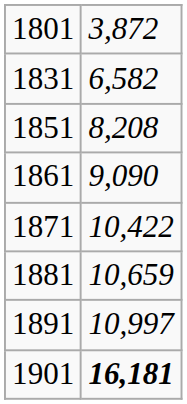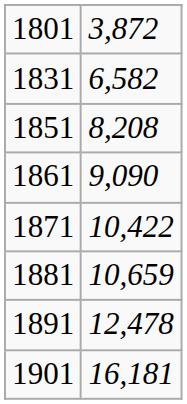(131, 324) 10,997 -> (131, 324) 12,478
(131, 373) bold -> (131, 373) normal
